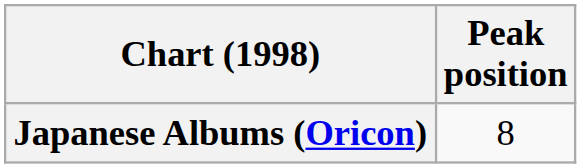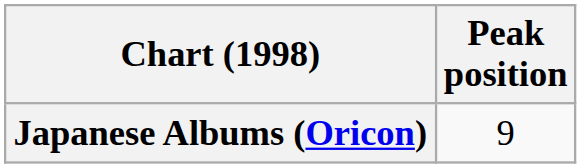(506, 132) 8 -> (506, 132) 9
